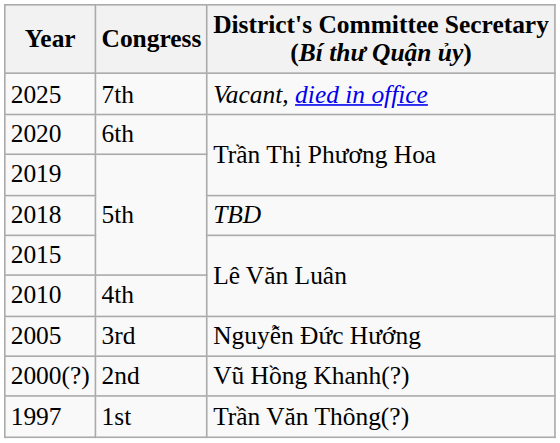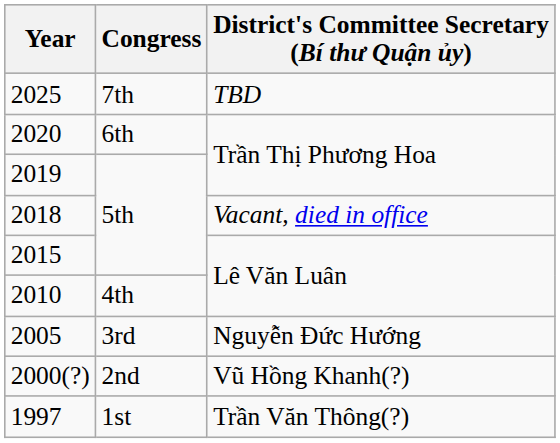(321, 93) Vacant, died in office -> (237, 93) TBD
(237, 214) TBD -> (321, 214) Vacant, died in office
